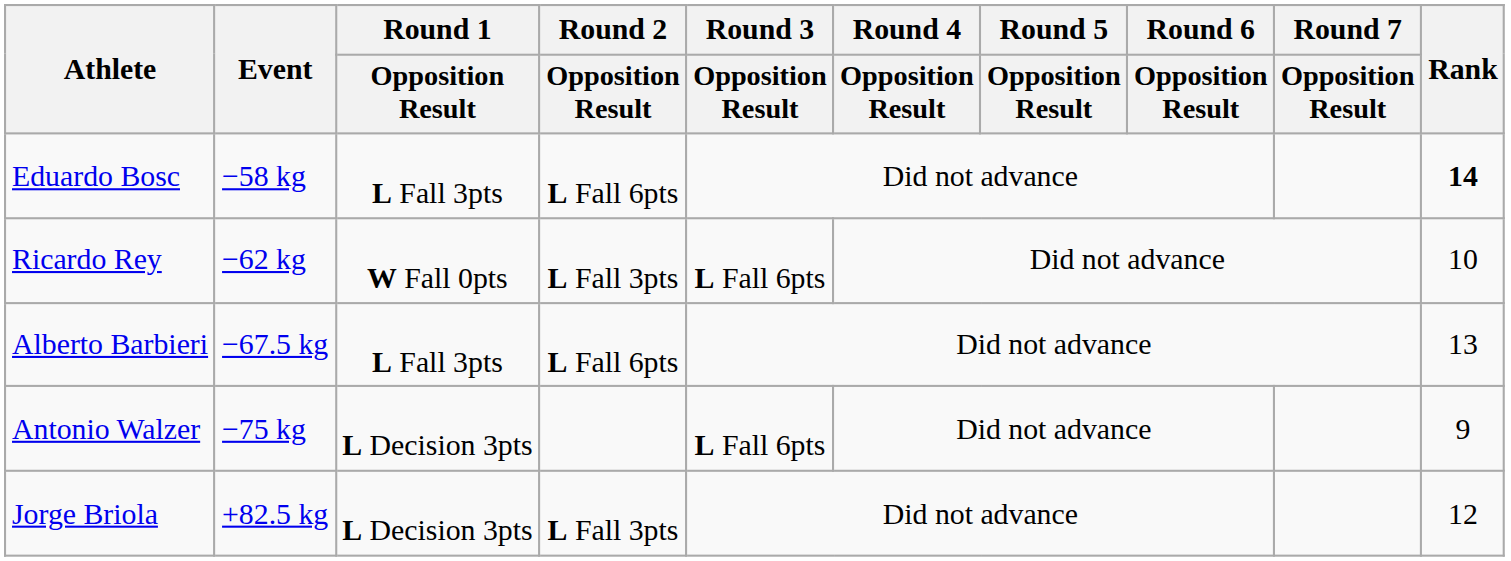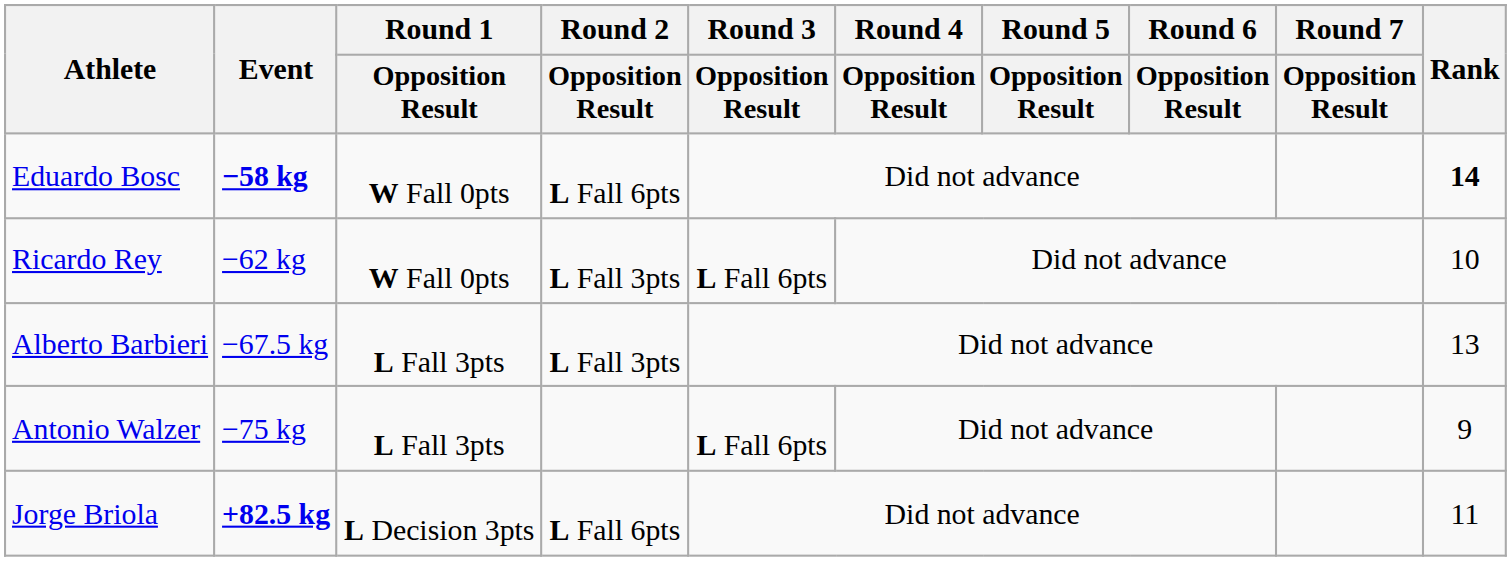(264, 175) normal -> (265, 175) bold
(437, 193) L Fall 3pts -> (439, 193) W Fall 0pts
(613, 362) L Fall 6pts -> (615, 362) L Fall 3pts
(437, 446) L Decision 3pts -> (439, 446) L Fall 3pts
(275, 513) normal -> (276, 513) bold
(613, 530) L Fall 3pts -> (615, 530) L Fall 6pts
(1463, 513) 12 -> (1465, 513) 11
